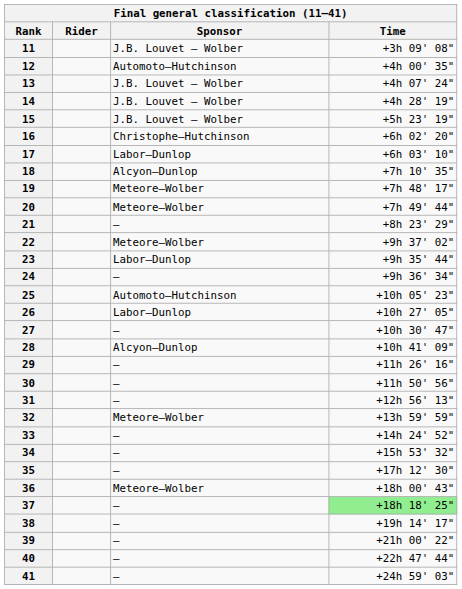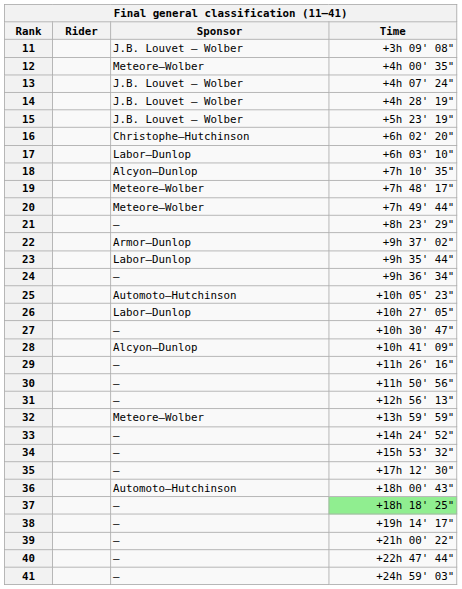(175, 66) Automoto–Hutchinson -> (158, 66) Meteore–Wolber
(158, 242) Meteore–Wolber -> (152, 242) Armor–Dunlop
(158, 488) Meteore–Wolber -> (175, 488) Automoto–Hutchinson
